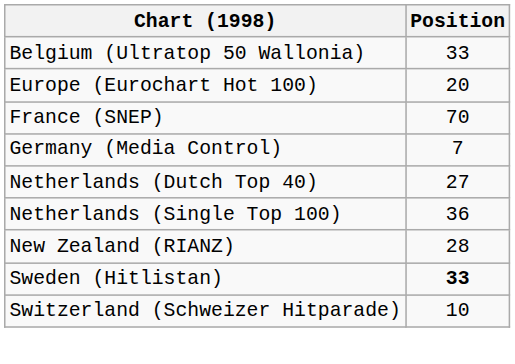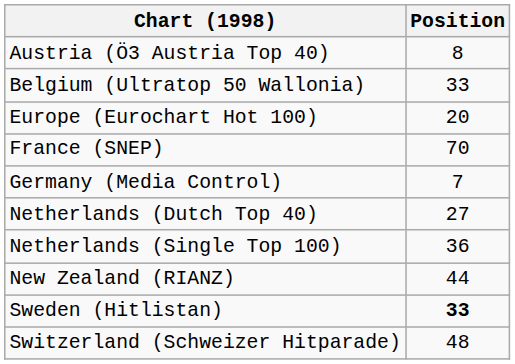+ row: (170, 53)
(458, 246) 28 -> (458, 279) 44
(458, 311) 10 -> (458, 343) 48
